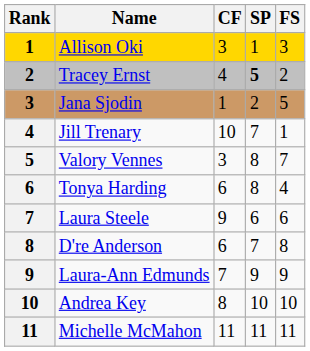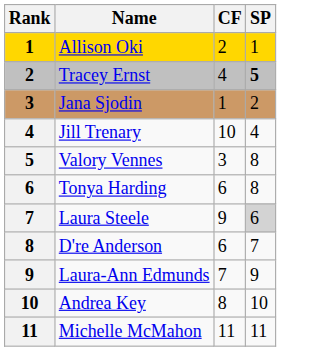- column: (290, 18)
(222, 47) 3 -> (222, 47) 2
(254, 132) 7 -> (254, 132) 4
(254, 217) no background -> (254, 217) lightgrey background
